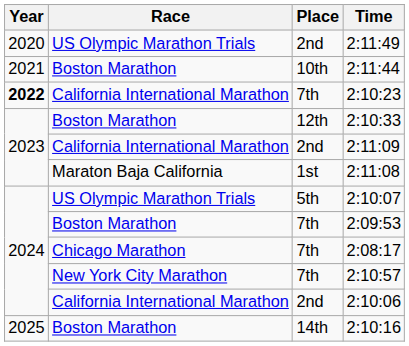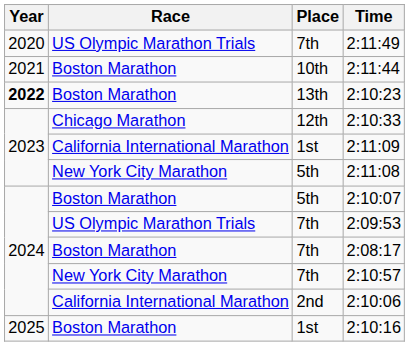(310, 43) 2nd -> (308, 43) 7th
(170, 95) California International Marathon -> (114, 95) Boston Marathon
(308, 95) 7th -> (312, 95) 13th
(114, 120) Boston Marathon -> (119, 120) Chicago Marathon
(310, 146) 2nd -> (307, 146) 1st
(137, 172) Maraton Baja California -> (140, 172) New York City Marathon
(307, 172) 1st -> (308, 172) 5th
(154, 198) US Olympic Marathon Trials -> (114, 198) Boston Marathon
(114, 224) Boston Marathon -> (154, 224) US Olympic Marathon Trials
(119, 250) Chicago Marathon -> (114, 250) Boston Marathon
(312, 328) 14th -> (307, 328) 1st
